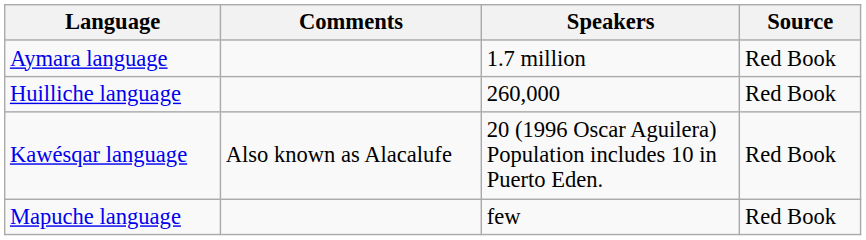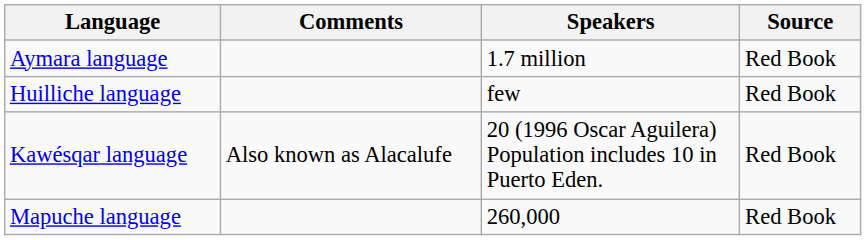(523, 93) 260,000 -> (504, 93) few
(504, 216) few -> (523, 216) 260,000
